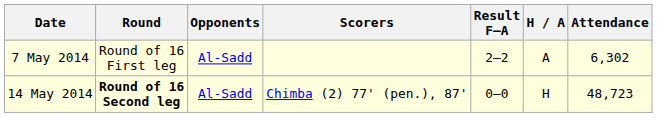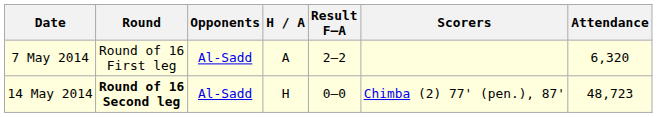columns swapped: (546, 22) <-> (367, 22)
(610, 58) 6,302 -> (610, 58) 6,320
